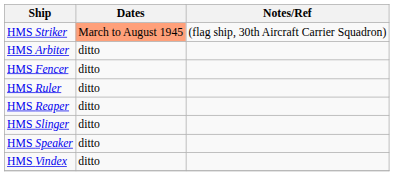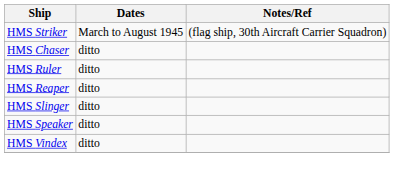(131, 32) lightsalmon background -> (131, 32) no background
- row: (38, 50)
+ row: (38, 50)
- row: (38, 69)
